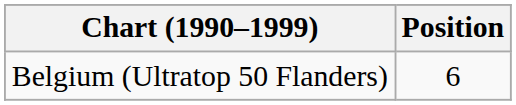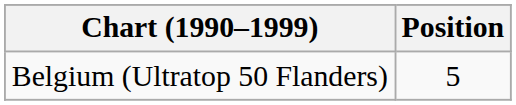(453, 75) 6 -> (453, 75) 5
